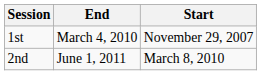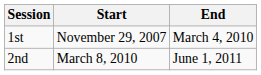columns swapped: (199, 15) <-> (97, 15)
